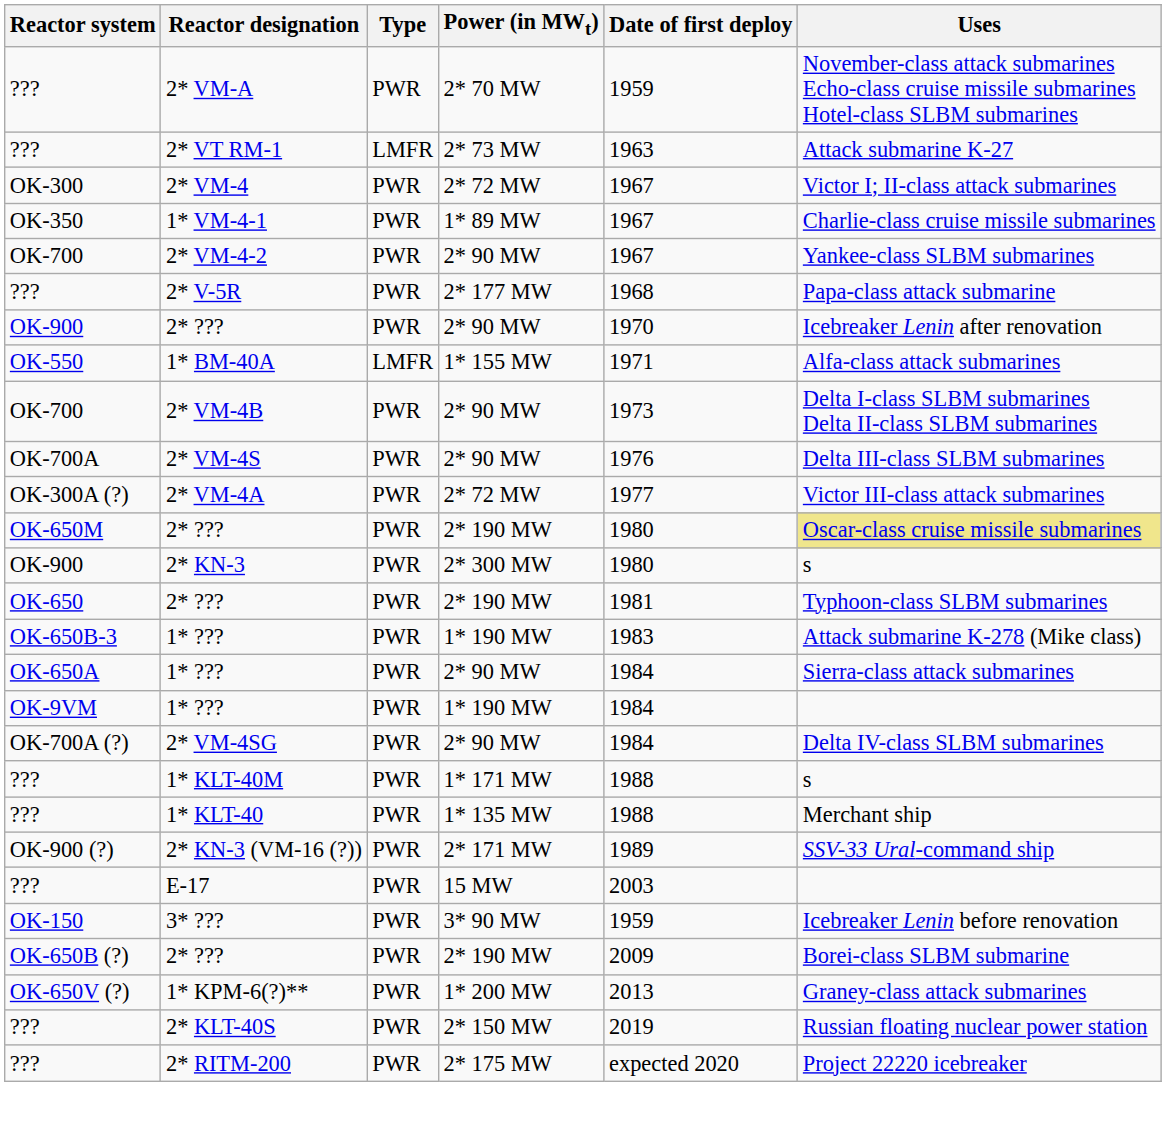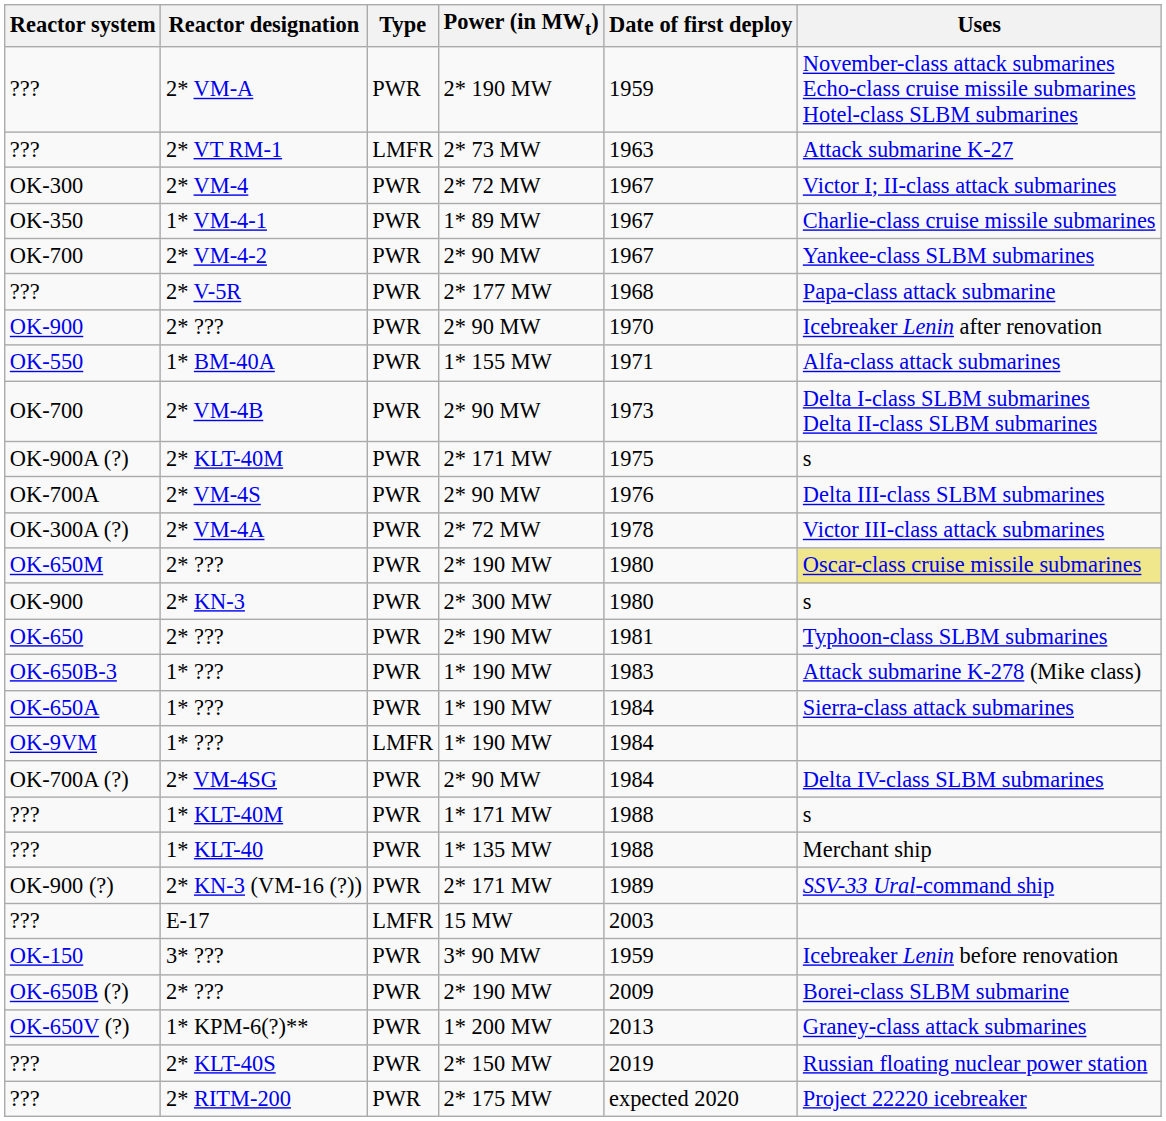(492, 88) 2* 70 MW -> (498, 88) 2* 190 MW
(403, 362) LMFR -> (396, 362) PWR
+ row: (69, 458)
(631, 494) 1977 -> (631, 530) 1978
(492, 672) 2* 90 MW -> (498, 707) 1* 190 MW
(396, 707) PWR -> (403, 743) LMFR
(396, 885) PWR -> (403, 920) LMFR
